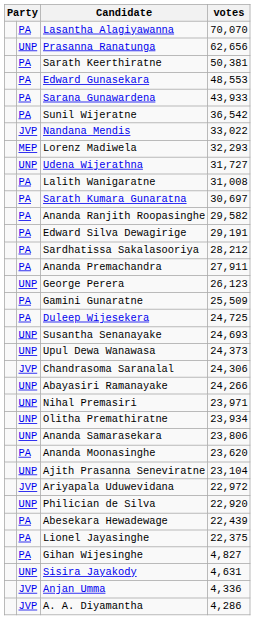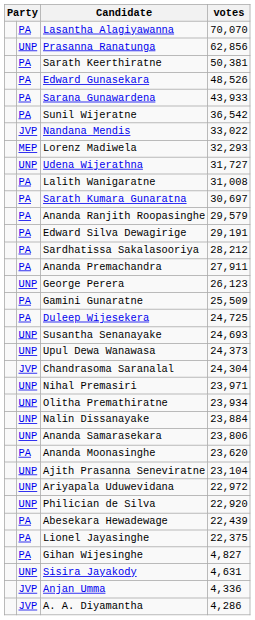(229, 47) 62,656 -> (229, 47) 62,856
(229, 81) 48,553 -> (229, 81) 48,526
(229, 216) 29,582 -> (229, 216) 29,579
(229, 369) 24,306 -> (229, 369) 24,304
- row: (105, 386)
+ row: (96, 420)
(28, 487) JVP -> (28, 487) UNP
